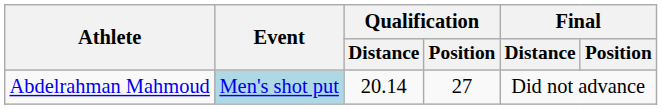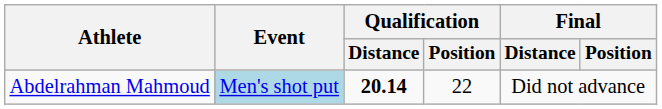(384, 87) normal -> (384, 87) bold
(462, 87) 27 -> (462, 87) 22
